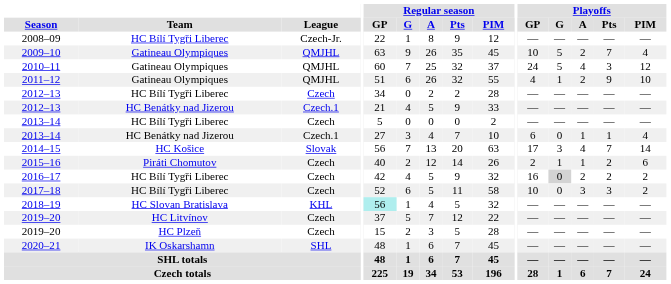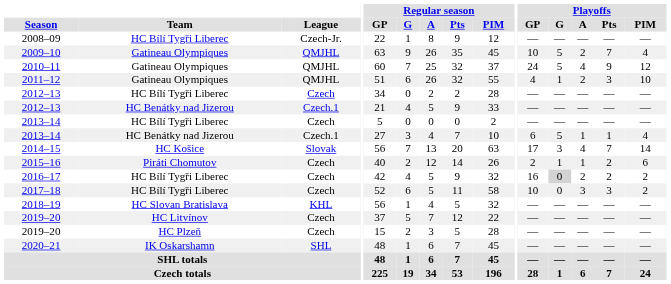(609, 66) 3 -> (609, 66) 9
(609, 80) 9 -> (609, 80) 3
(560, 135) 0 -> (560, 135) 5
(380, 204) paleturquoise background -> (380, 204) no background
